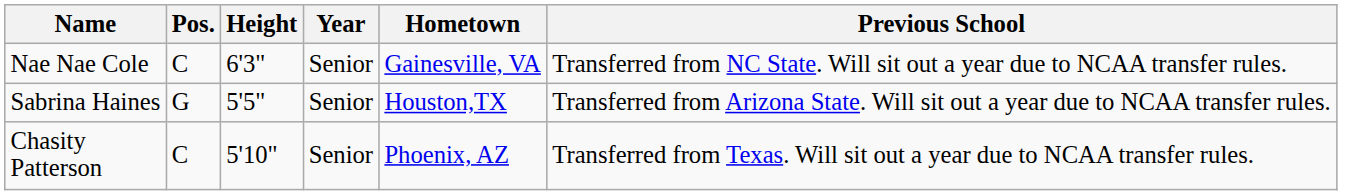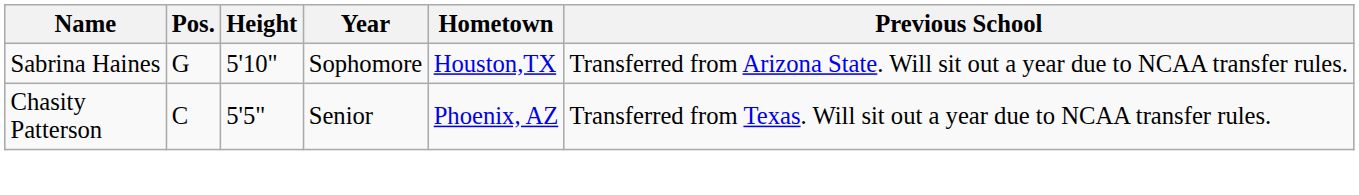- row: (80, 63)
(246, 102) 5'5" -> (252, 63) 5'10"
(341, 102) Senior -> (365, 63) Sophomore
(252, 155) 5'10" -> (246, 116) 5'5"
